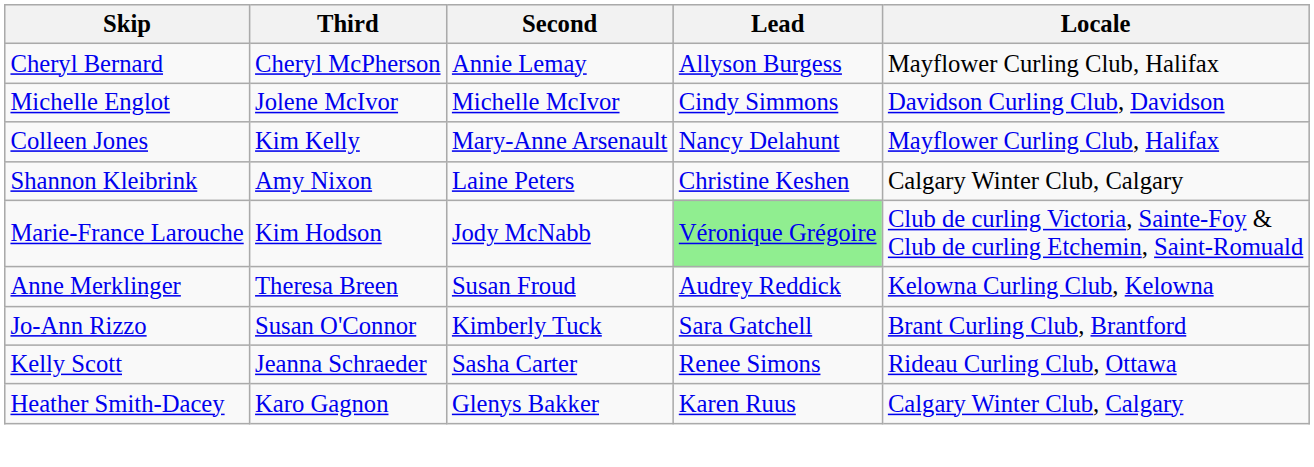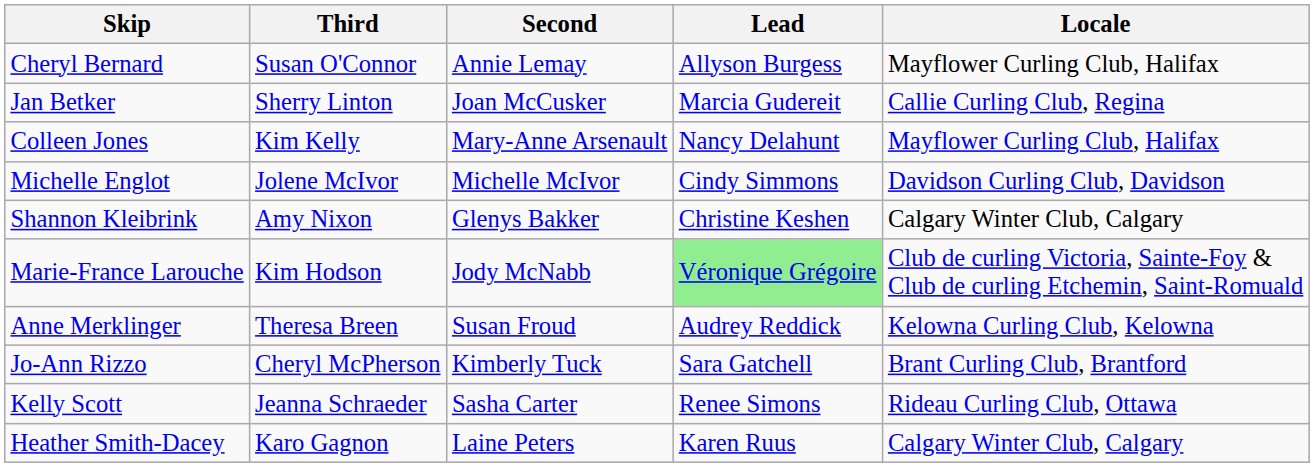(348, 63) Cheryl McPherson -> (336, 63) Susan O'Connor
+ row: (63, 102)
rows swapped: (90, 102) <-> (79, 141)
(513, 180) Laine Peters -> (525, 219) Glenys Bakker
(336, 325) Susan O'Connor -> (348, 364) Cheryl McPherson
(525, 403) Glenys Bakker -> (513, 442) Laine Peters
